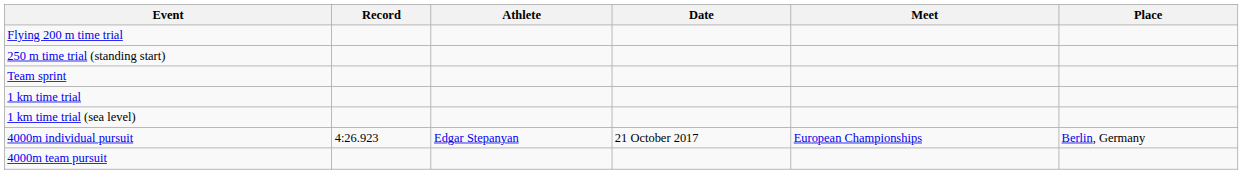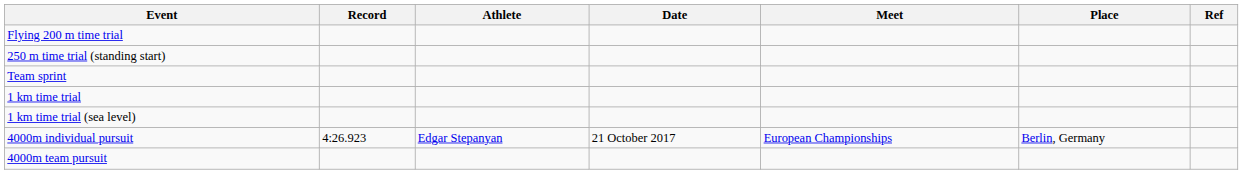+ column: (1214, 14)
